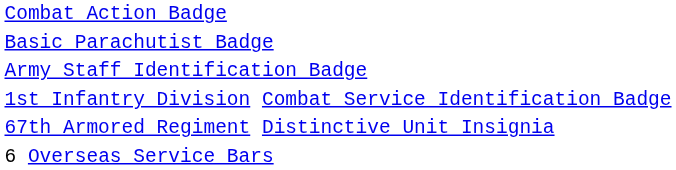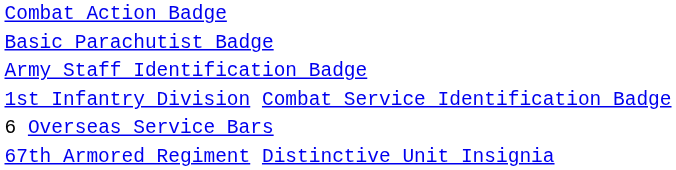rows swapped: (280, 128) <-> (139, 156)
